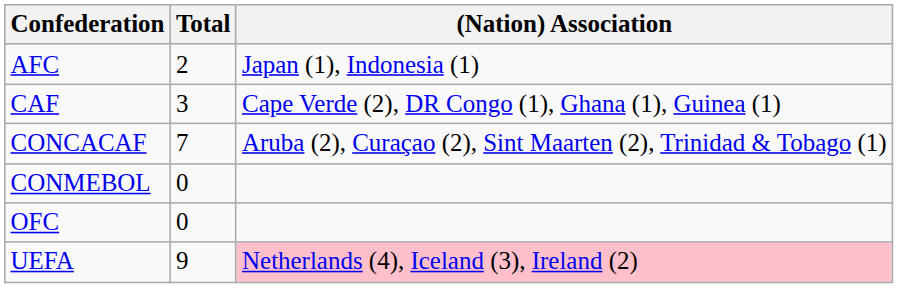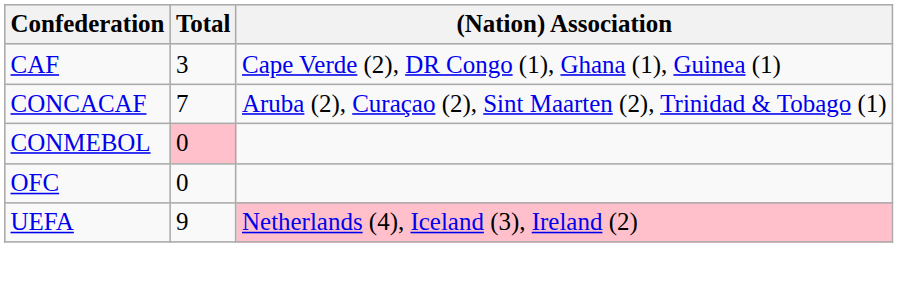- row: (35, 63)
(182, 182) no background -> (182, 143) pink background
